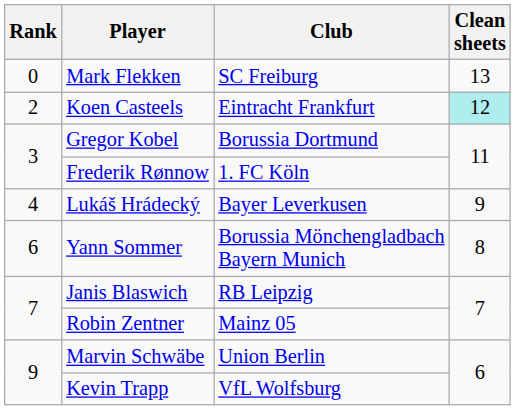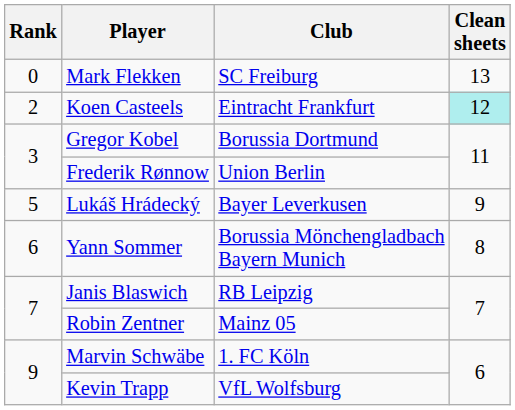(264, 172) 1. FC Köln -> (272, 172) Union Berlin
(33, 204) 4 -> (33, 204) 5
(272, 356) Union Berlin -> (264, 356) 1. FC Köln
